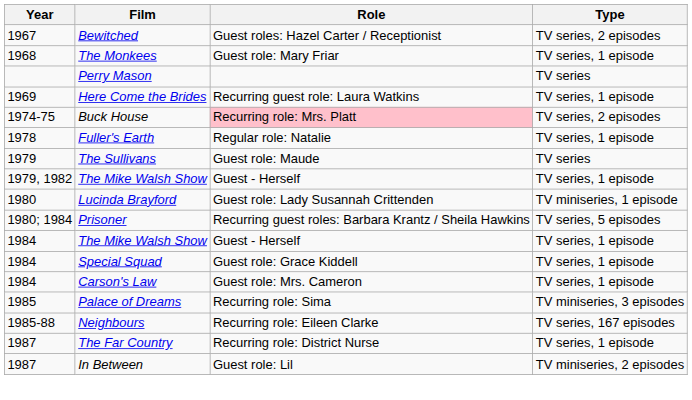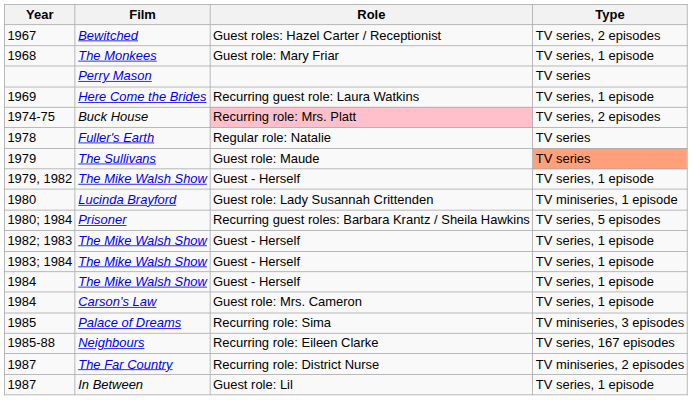(595, 138) TV series, 1 episode -> (563, 138) TV series
(563, 158) no background -> (563, 158) lightsalmon background
+ row: (40, 240)
+ row: (40, 261)
- row: (22, 261)
(595, 343) TV series, 1 episode -> (610, 364) TV miniseries, 2 episodes
(610, 364) TV miniseries, 2 episodes -> (595, 384) TV series, 1 episode
